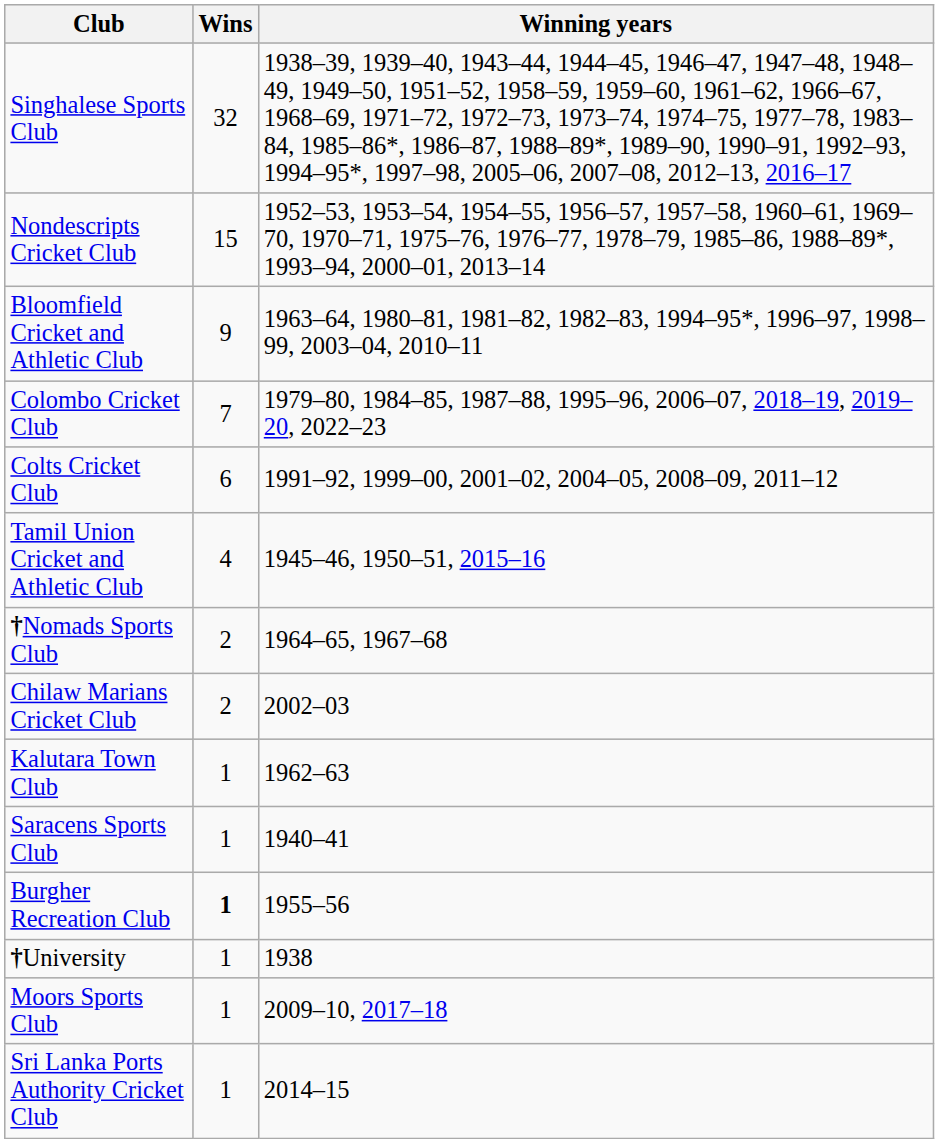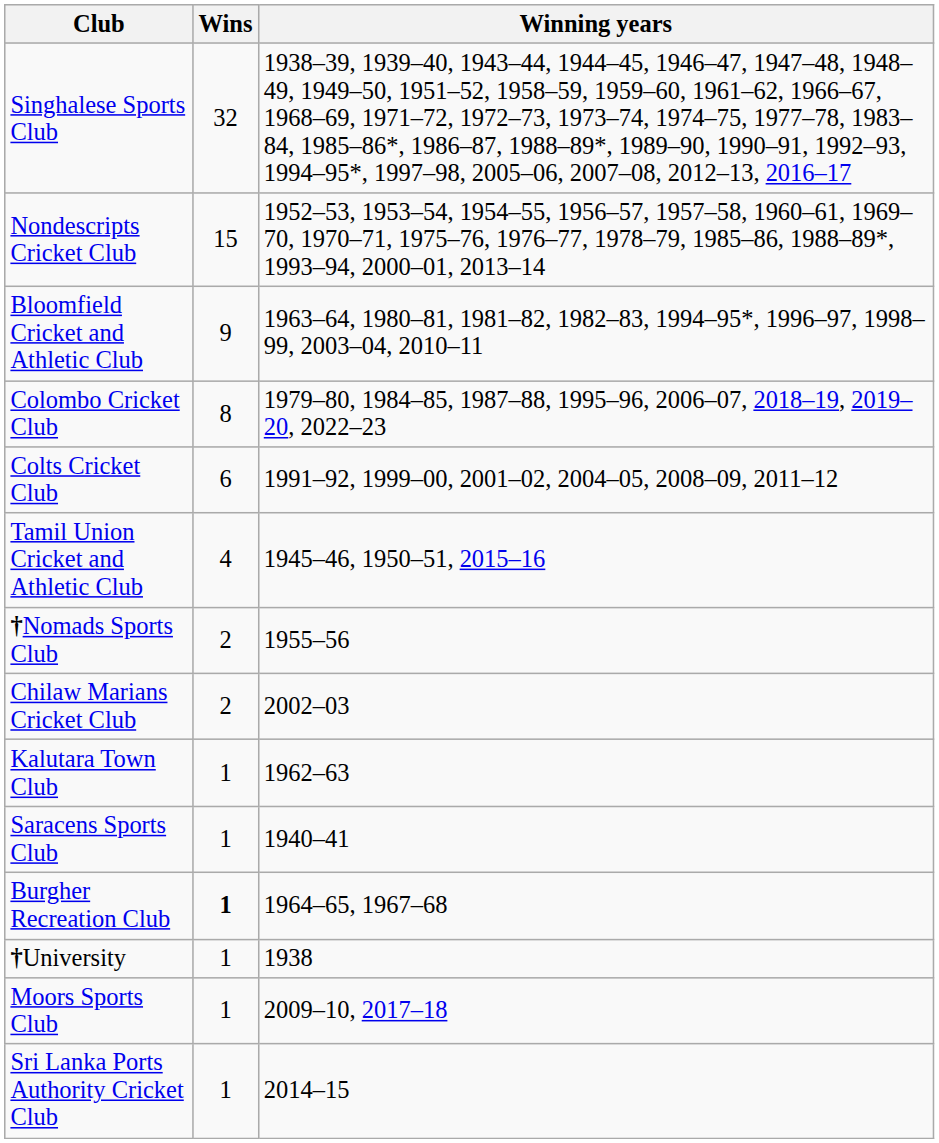(226, 413) 7 -> (226, 413) 8
(356, 639) 1964–65, 1967–68 -> (307, 639) 1955–56
(307, 905) 1955–56 -> (356, 905) 1964–65, 1967–68
